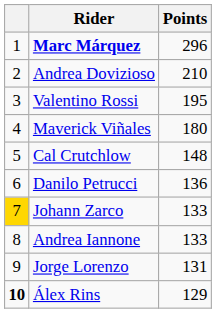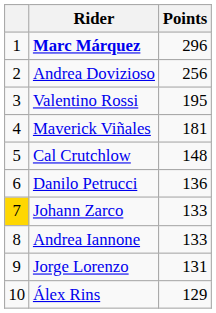(195, 73) 210 -> (195, 73) 256
(195, 128) 180 -> (195, 128) 181
(17, 294) bold -> (17, 294) normal
